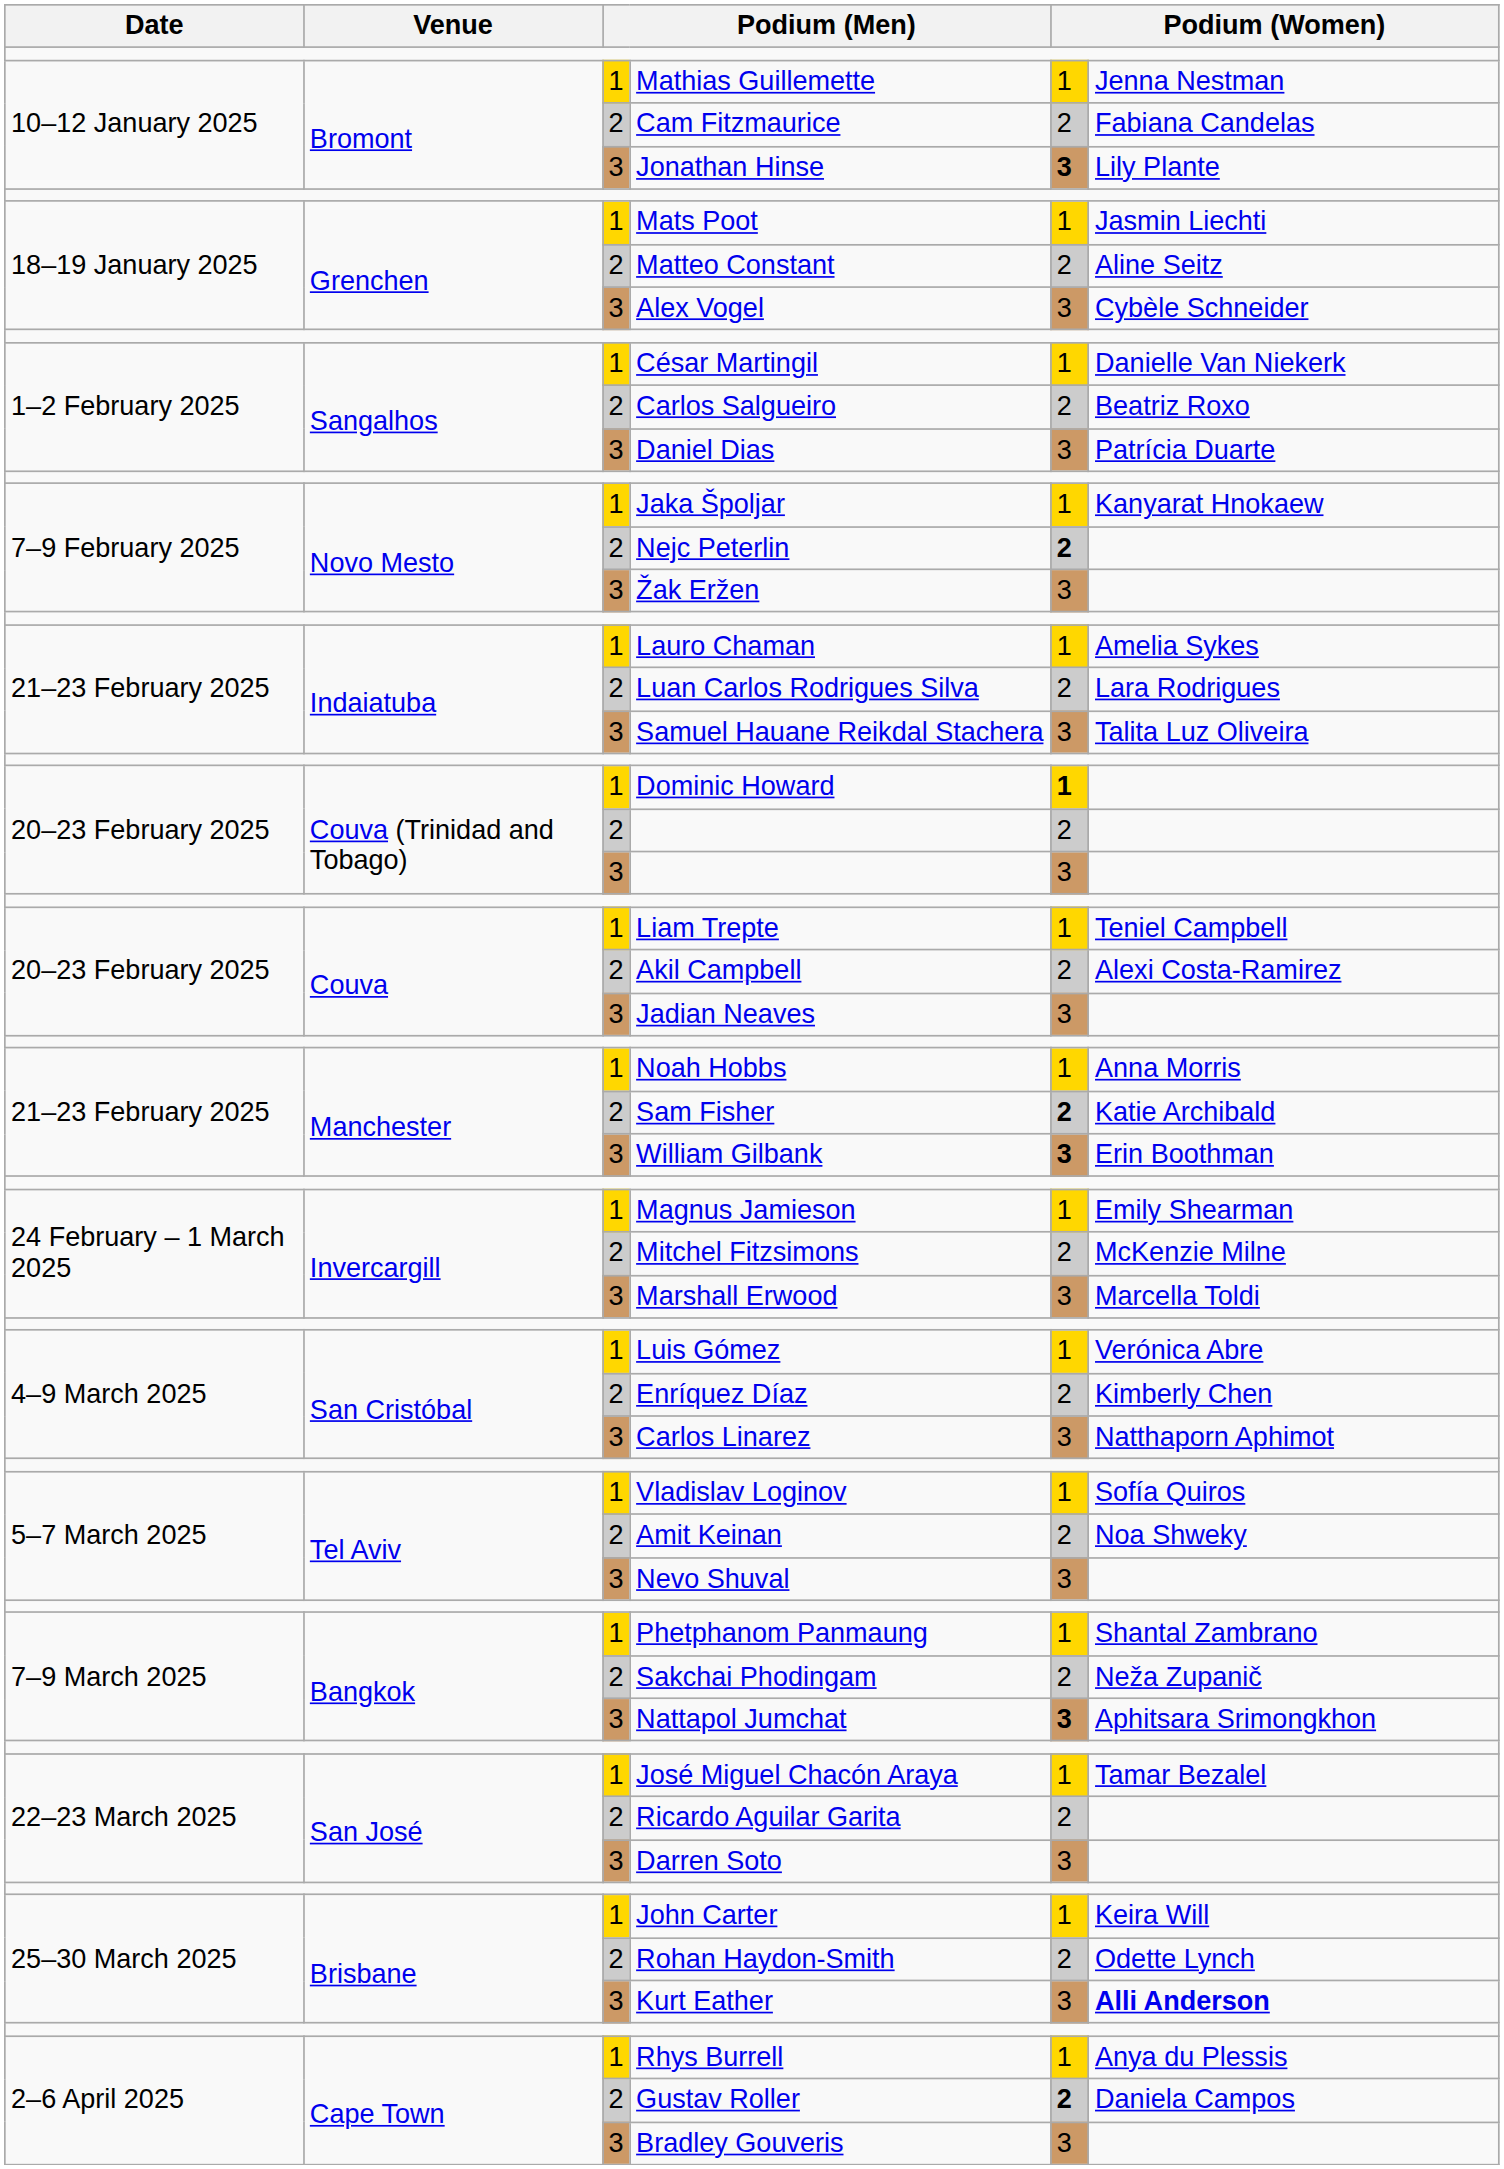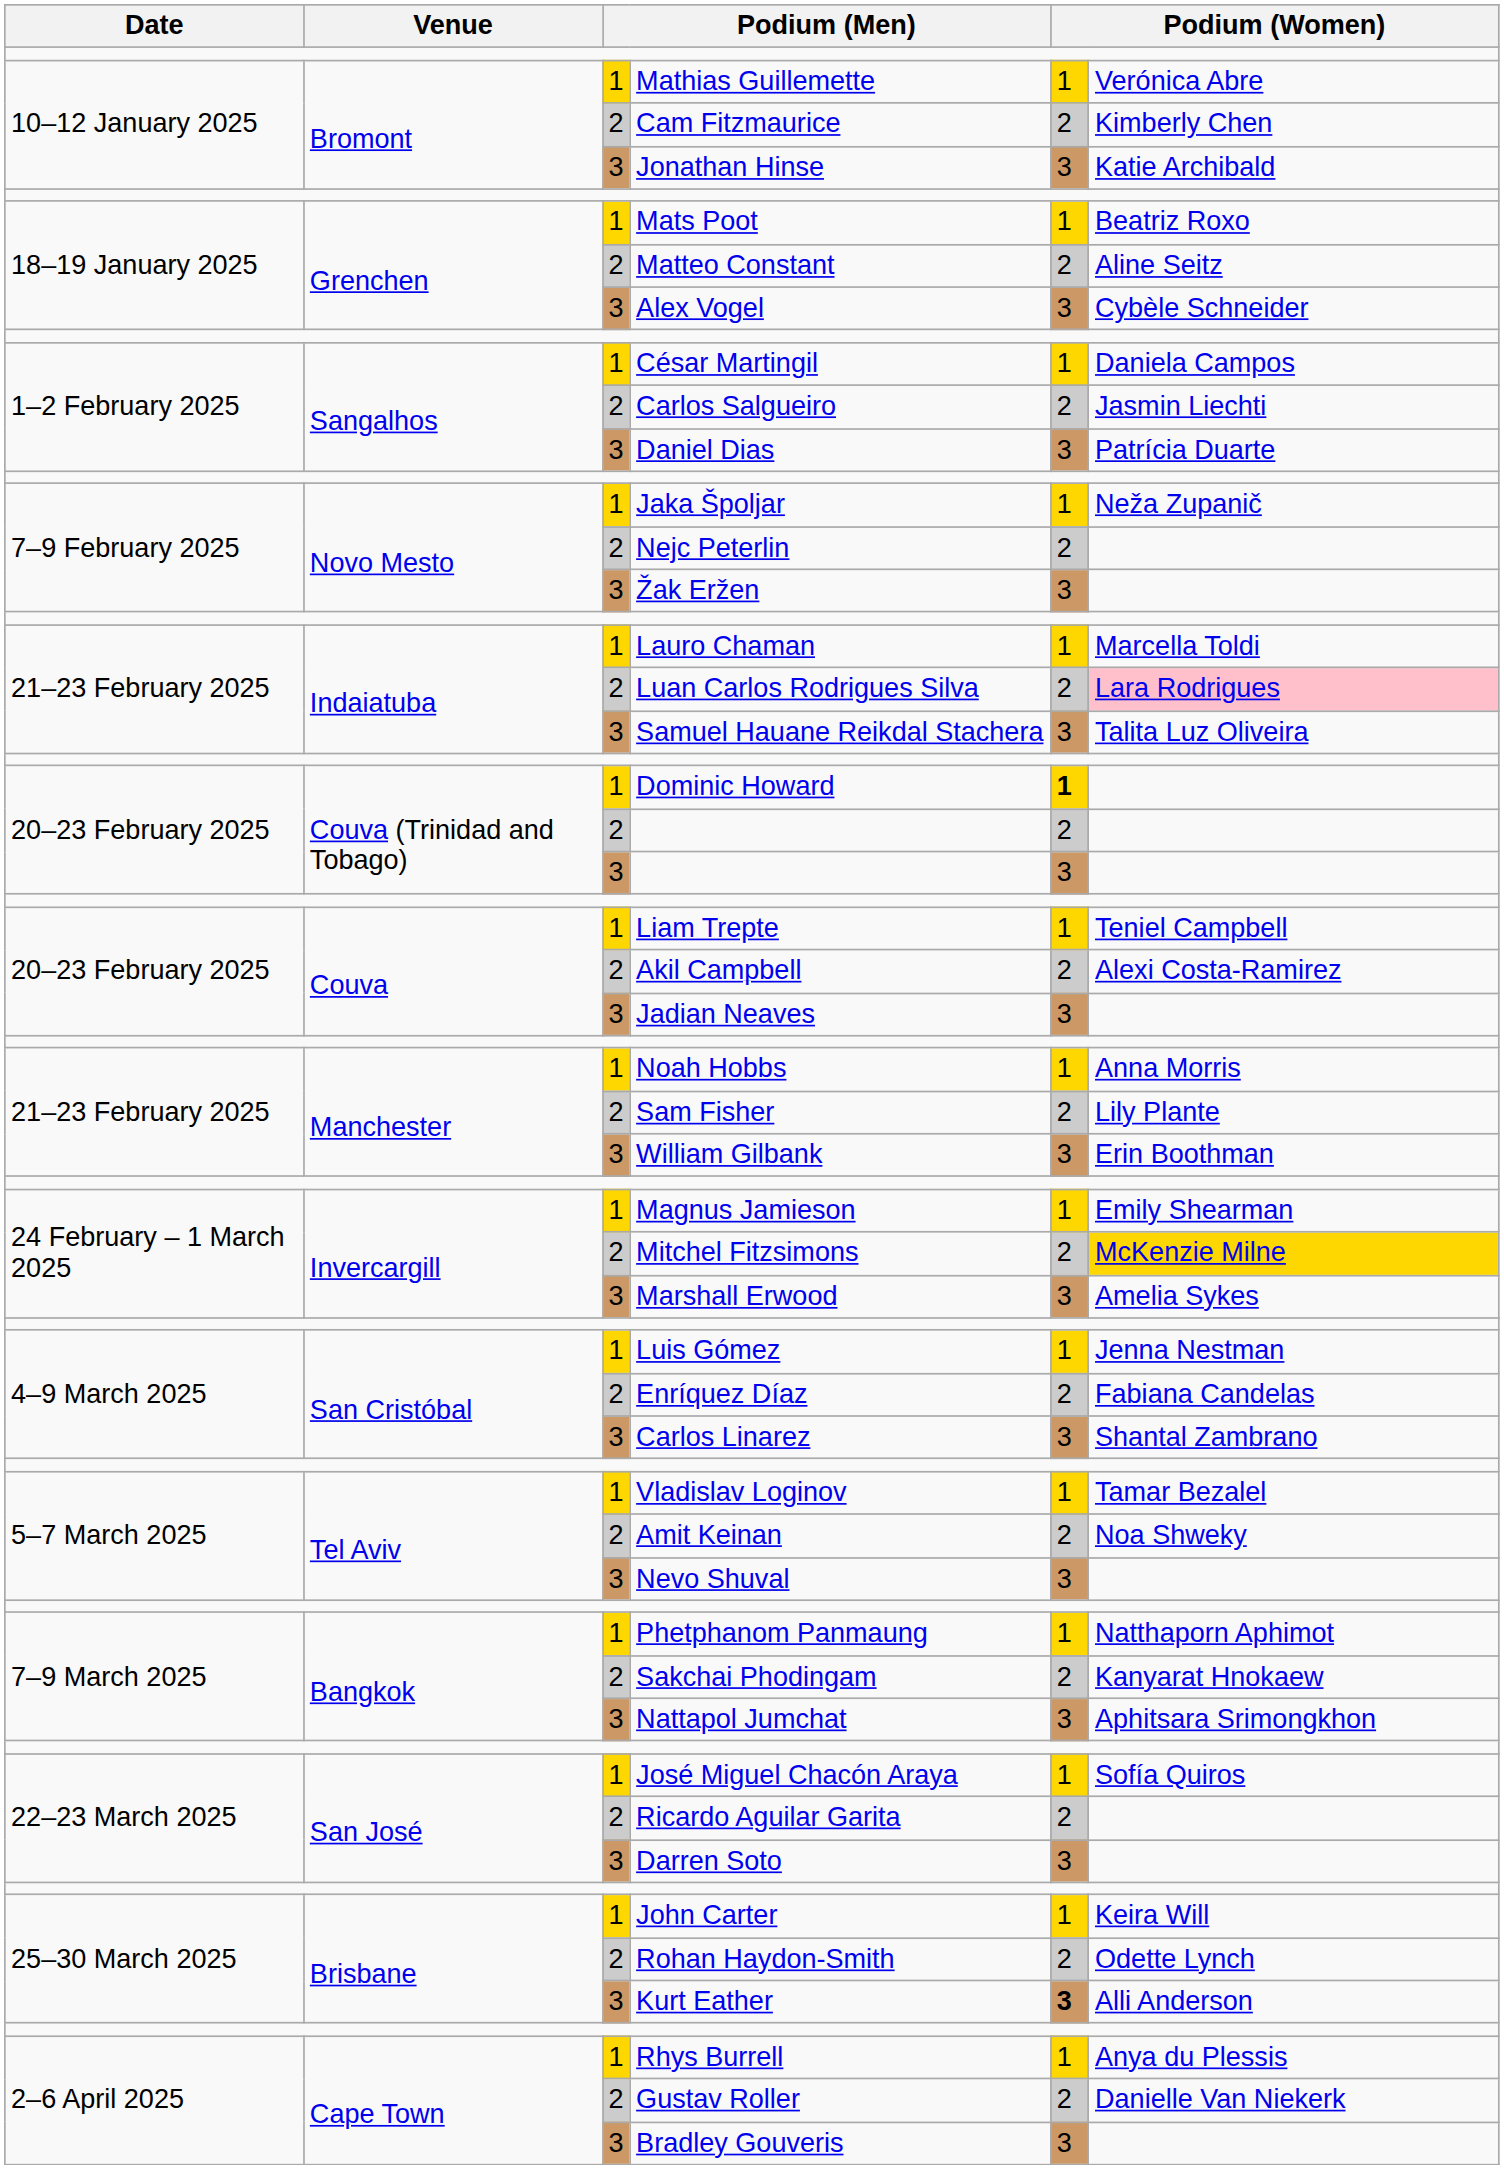(1190, 81) Jenna Nestman -> (1179, 81) Verónica Abre
(1205, 124) Fabiana Candelas -> (1184, 124) Kimberly Chen
(1064, 167) bold -> (1064, 167) normal
(1157, 167) Lily Plante -> (1185, 167) Katie Archibald
(1181, 222) Jasmin Liechti -> (1172, 222) Beatriz Roxo
(1220, 363) Danielle Van Niekerk -> (1195, 363) Daniela Campos
(1172, 406) Beatriz Roxo -> (1181, 406) Jasmin Liechti
(1209, 504) Kanyarat Hnokaew -> (1178, 504) Neža Zupanič
(1064, 547) bold -> (1064, 547) normal
(1177, 645) Amelia Sykes -> (1177, 645) Marcella Toldi
(1187, 688) no background -> (1187, 688) pink background
(1064, 1111) bold -> (1064, 1111) normal
(1185, 1111) Katie Archibald -> (1157, 1111) Lily Plante
(1064, 1154) bold -> (1064, 1154) normal
(1190, 1253) no background -> (1190, 1253) gold background
(1177, 1295) Marcella Toldi -> (1177, 1295) Amelia Sykes
(1179, 1351) Verónica Abre -> (1190, 1351) Jenna Nestman
(1184, 1394) Kimberly Chen -> (1205, 1394) Fabiana Candelas
(1215, 1437) Natthaporn Aphimot -> (1206, 1437) Shantal Zambrano
(1170, 1492) Sofía Quiros -> (1181, 1492) Tamar Bezalel
(1206, 1633) Shantal Zambrano -> (1215, 1633) Natthaporn Aphimot
(1178, 1676) Neža Zupanič -> (1209, 1676) Kanyarat Hnokaew
(1064, 1719) bold -> (1064, 1719) normal
(1181, 1774) Tamar Bezalel -> (1170, 1774) Sofía Quiros
(1064, 2001) normal -> (1064, 2001) bold
(1182, 2001) bold -> (1174, 2001) normal
(1064, 2099) bold -> (1064, 2099) normal
(1195, 2099) Daniela Campos -> (1220, 2099) Danielle Van Niekerk
